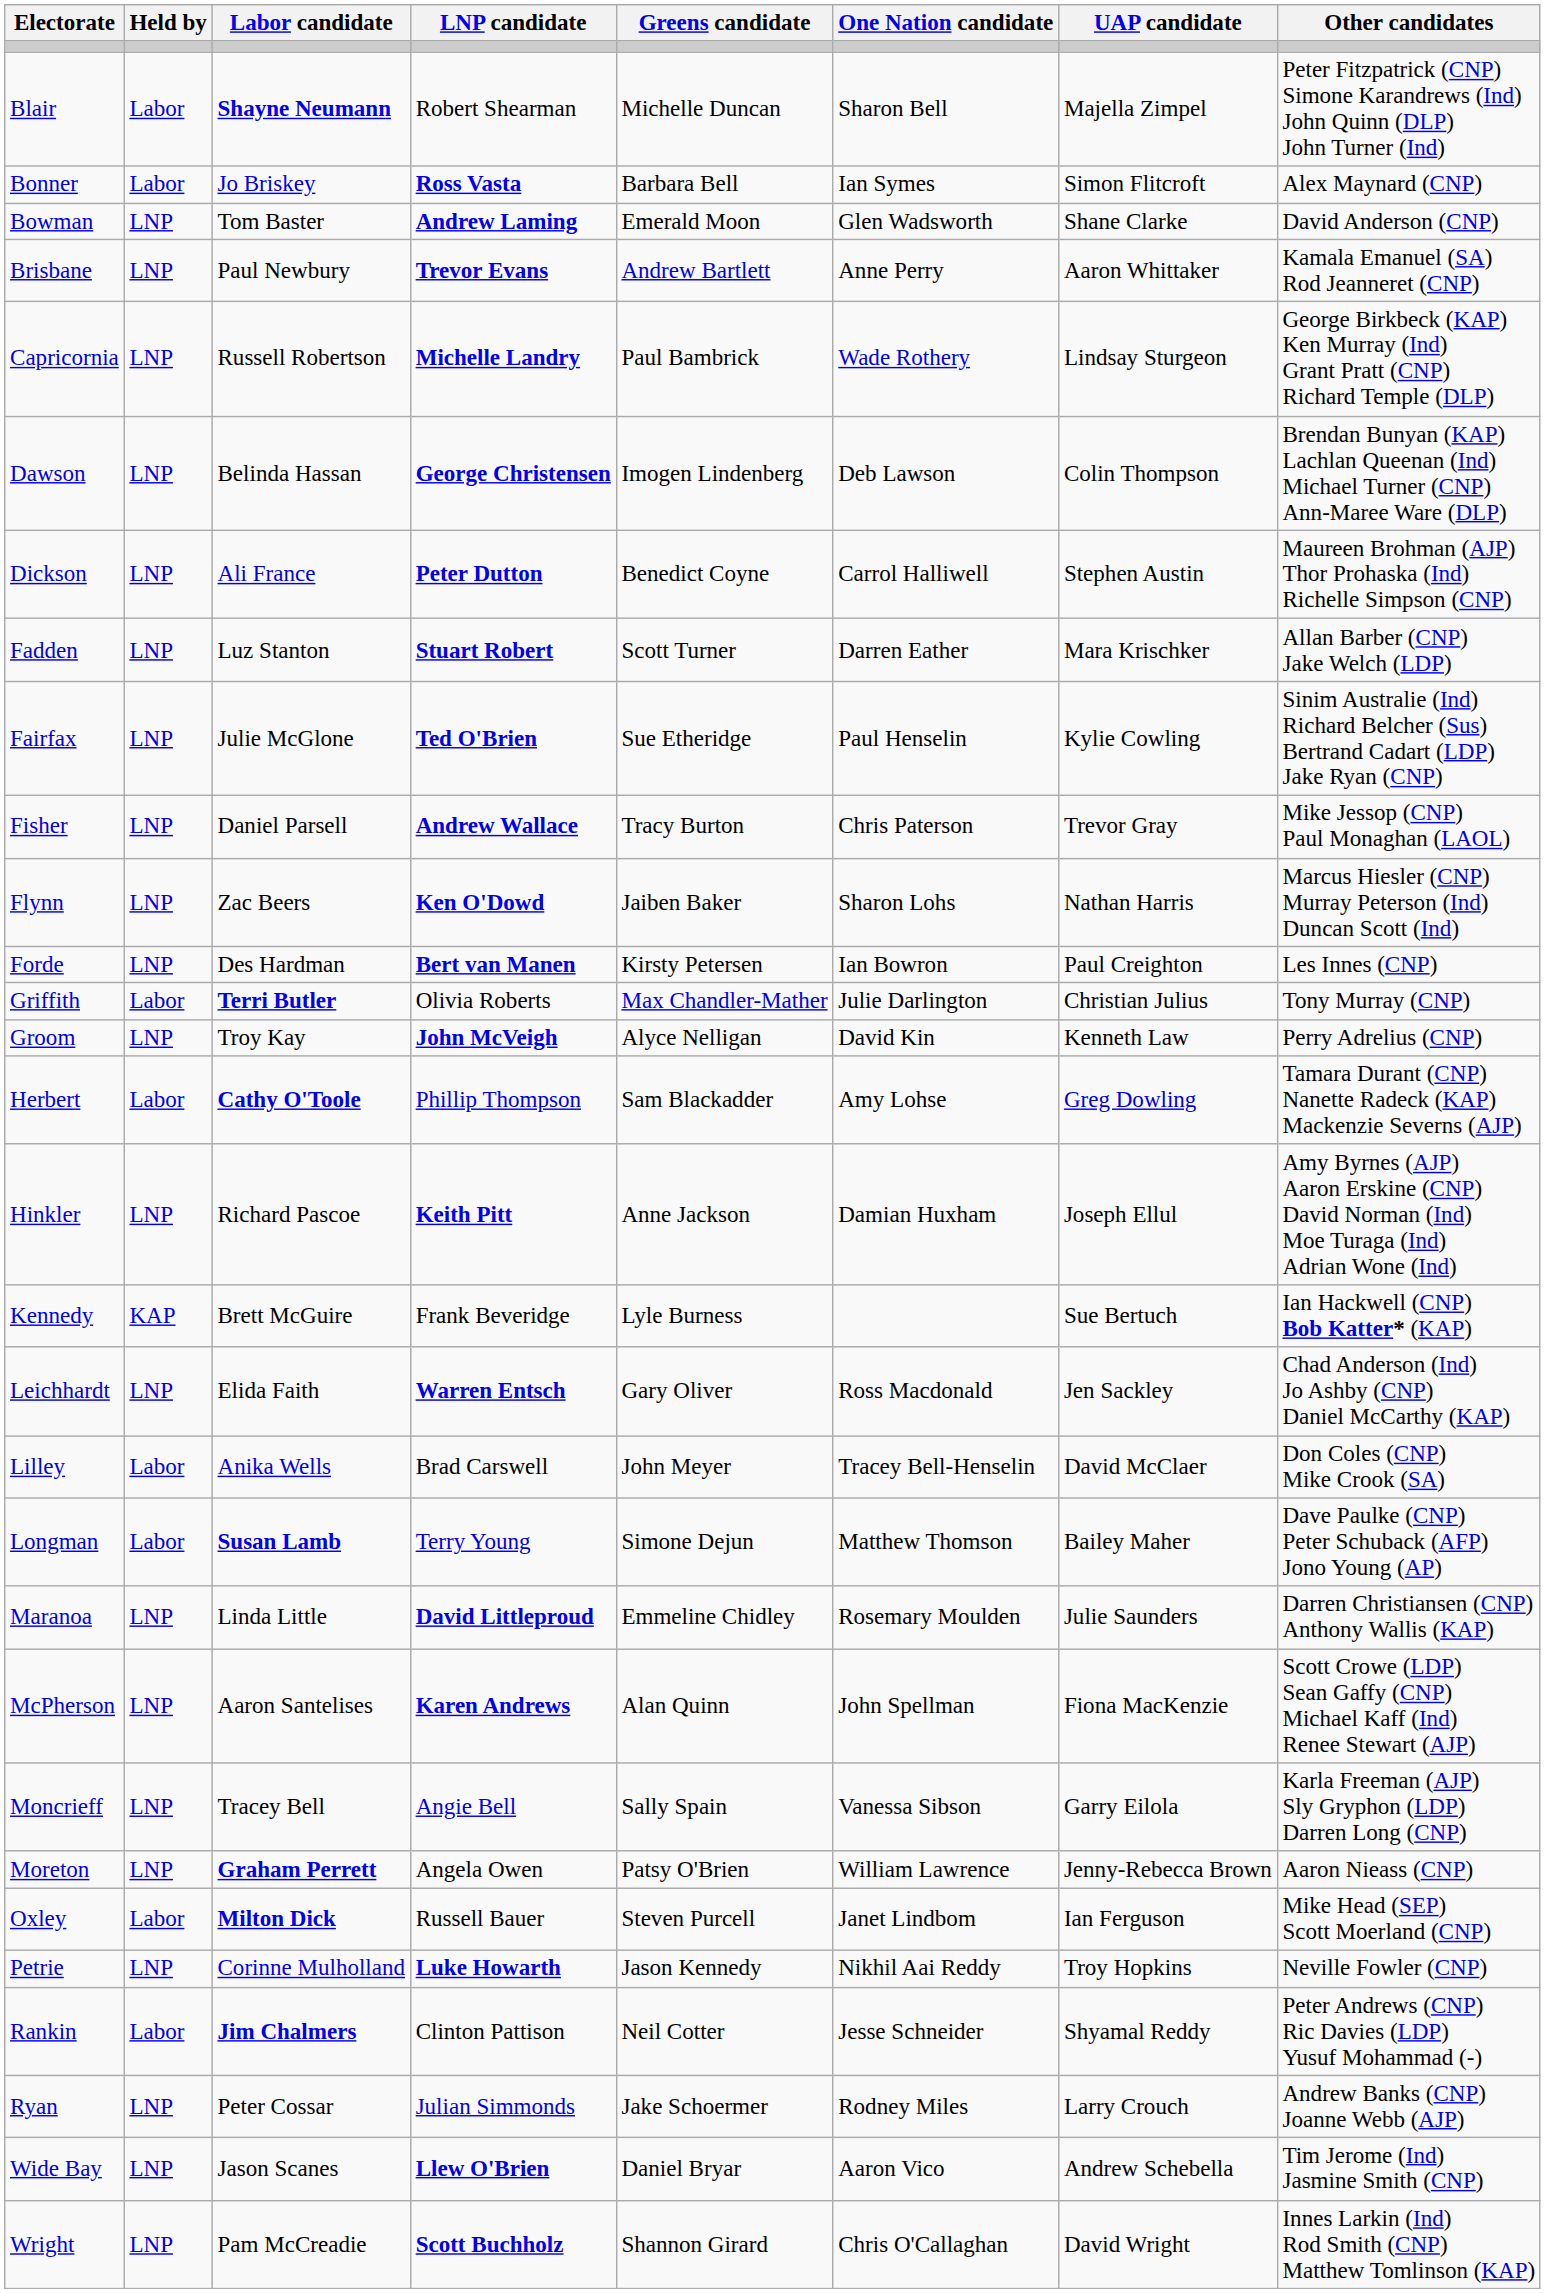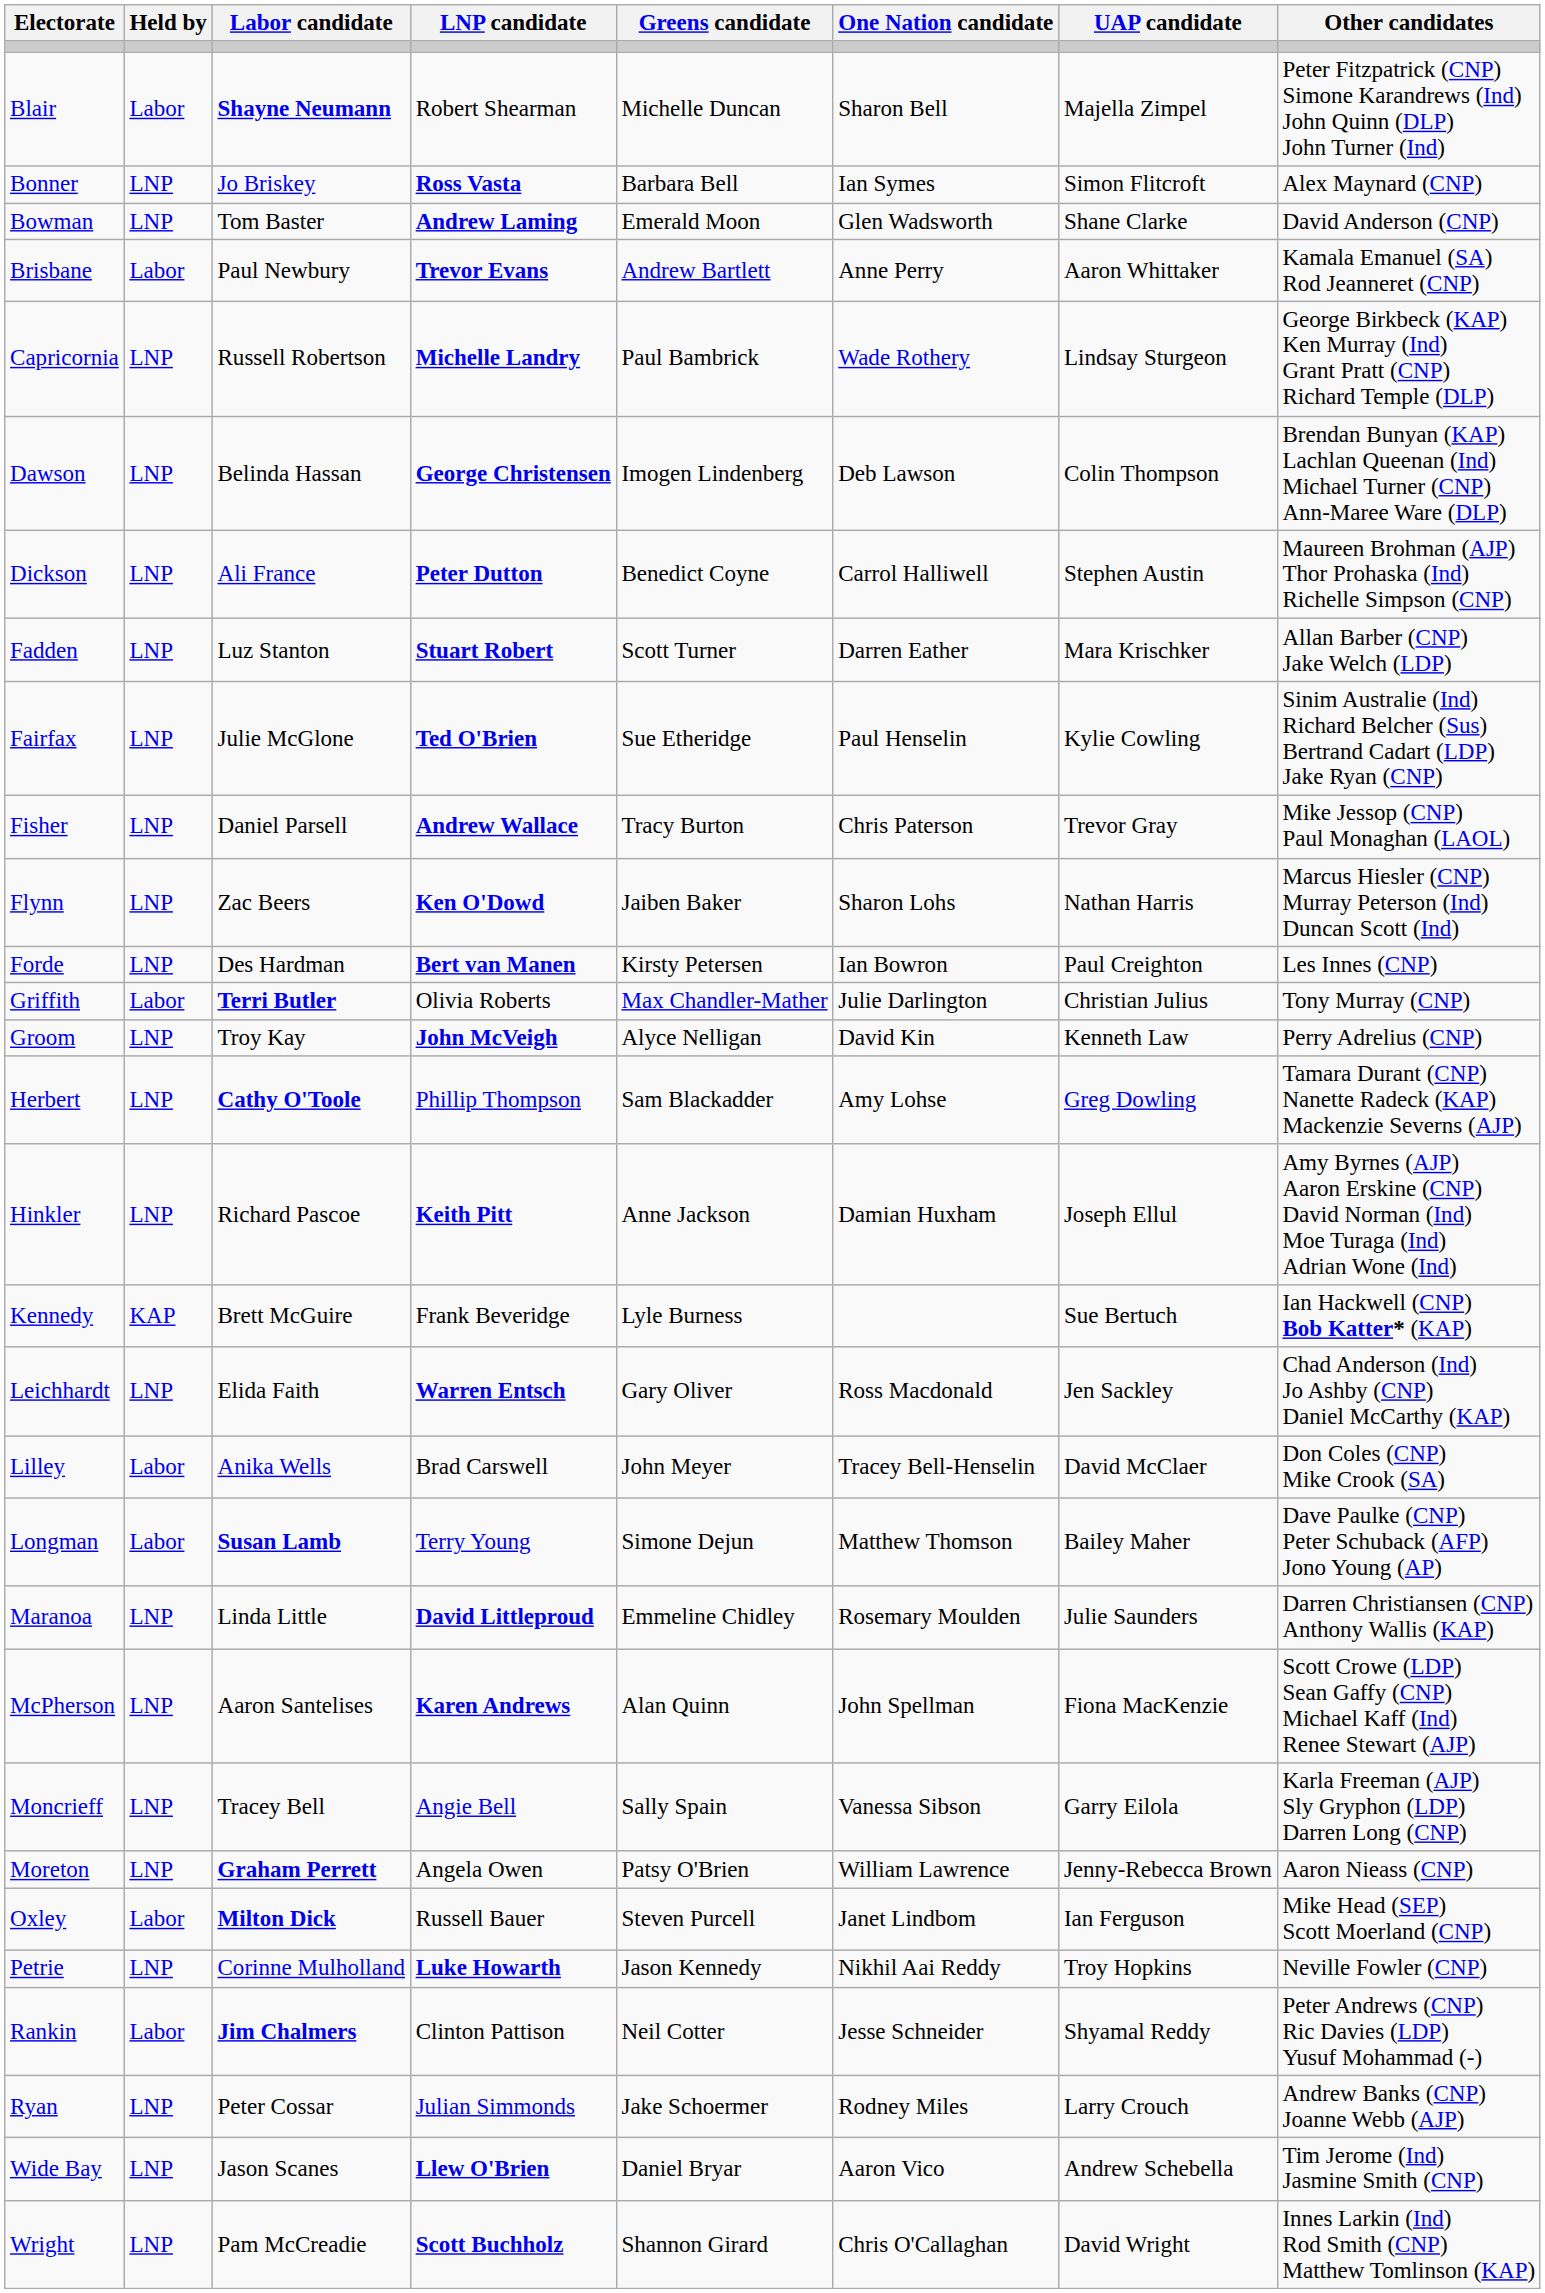(157, 184) Labor -> (151, 184) LNP
(151, 270) LNP -> (157, 270) Labor
(157, 1099) Labor -> (151, 1099) LNP
